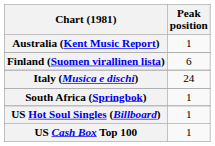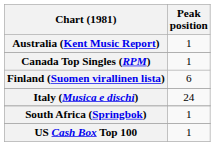+ row: (86, 61)
- row: (86, 114)
